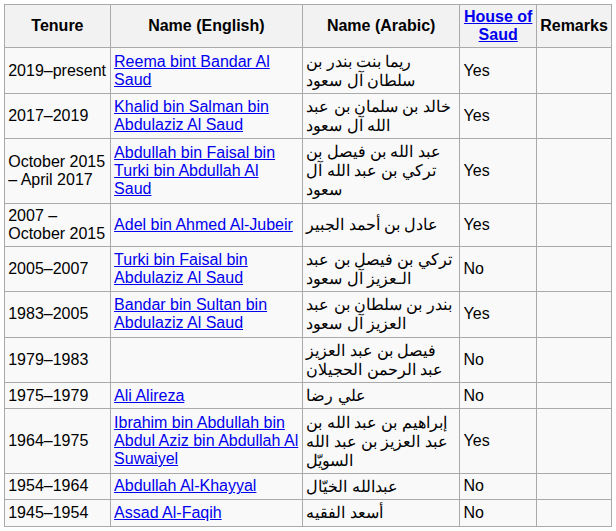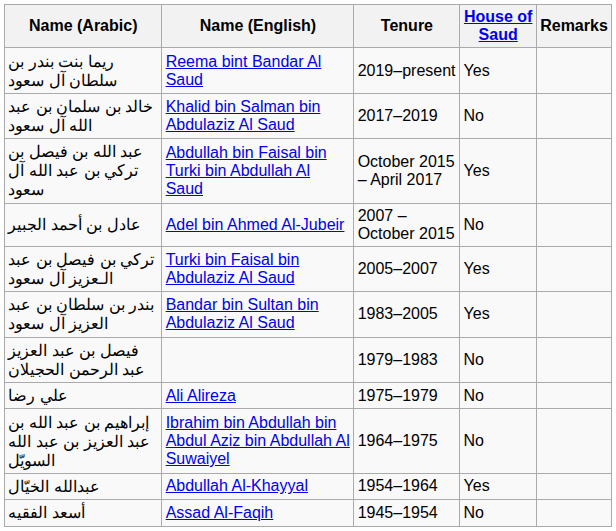columns swapped: (57, 26) <-> (381, 26)
(477, 115) Yes -> (474, 115) No
(477, 224) Yes -> (474, 224) No
(474, 269) No -> (477, 269) Yes
(477, 441) Yes -> (474, 441) No
(474, 486) No -> (477, 486) Yes
